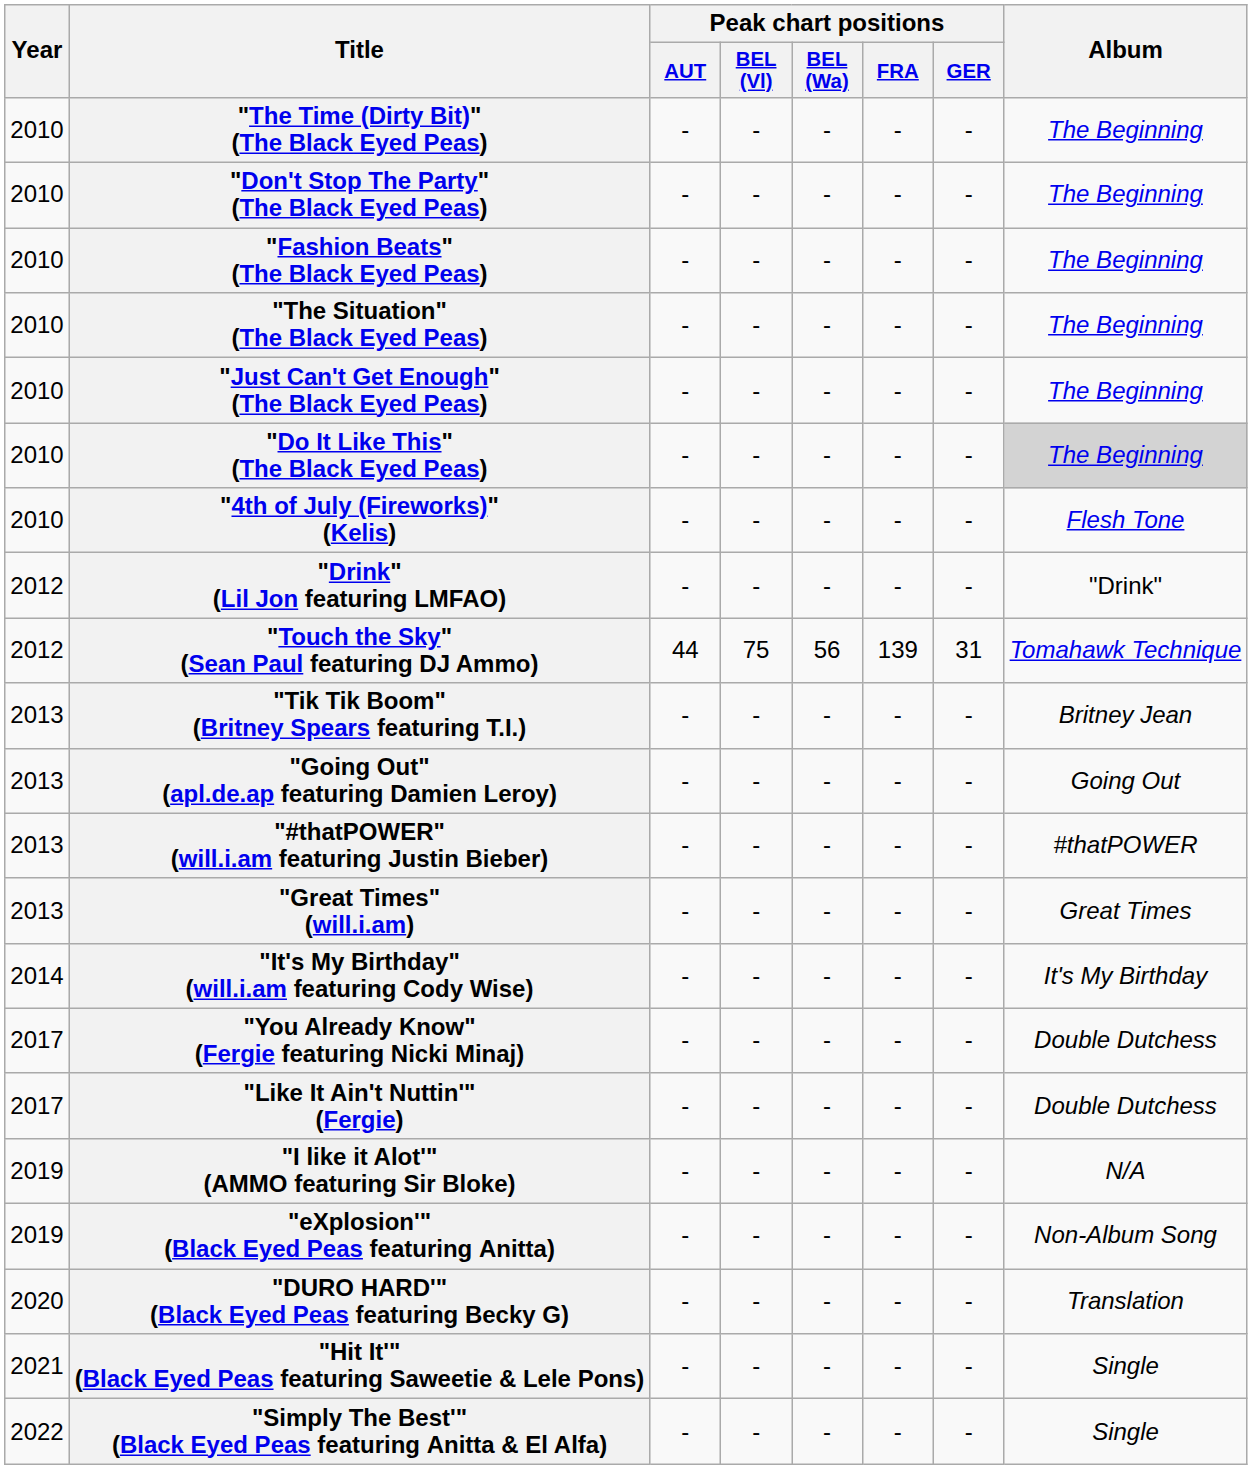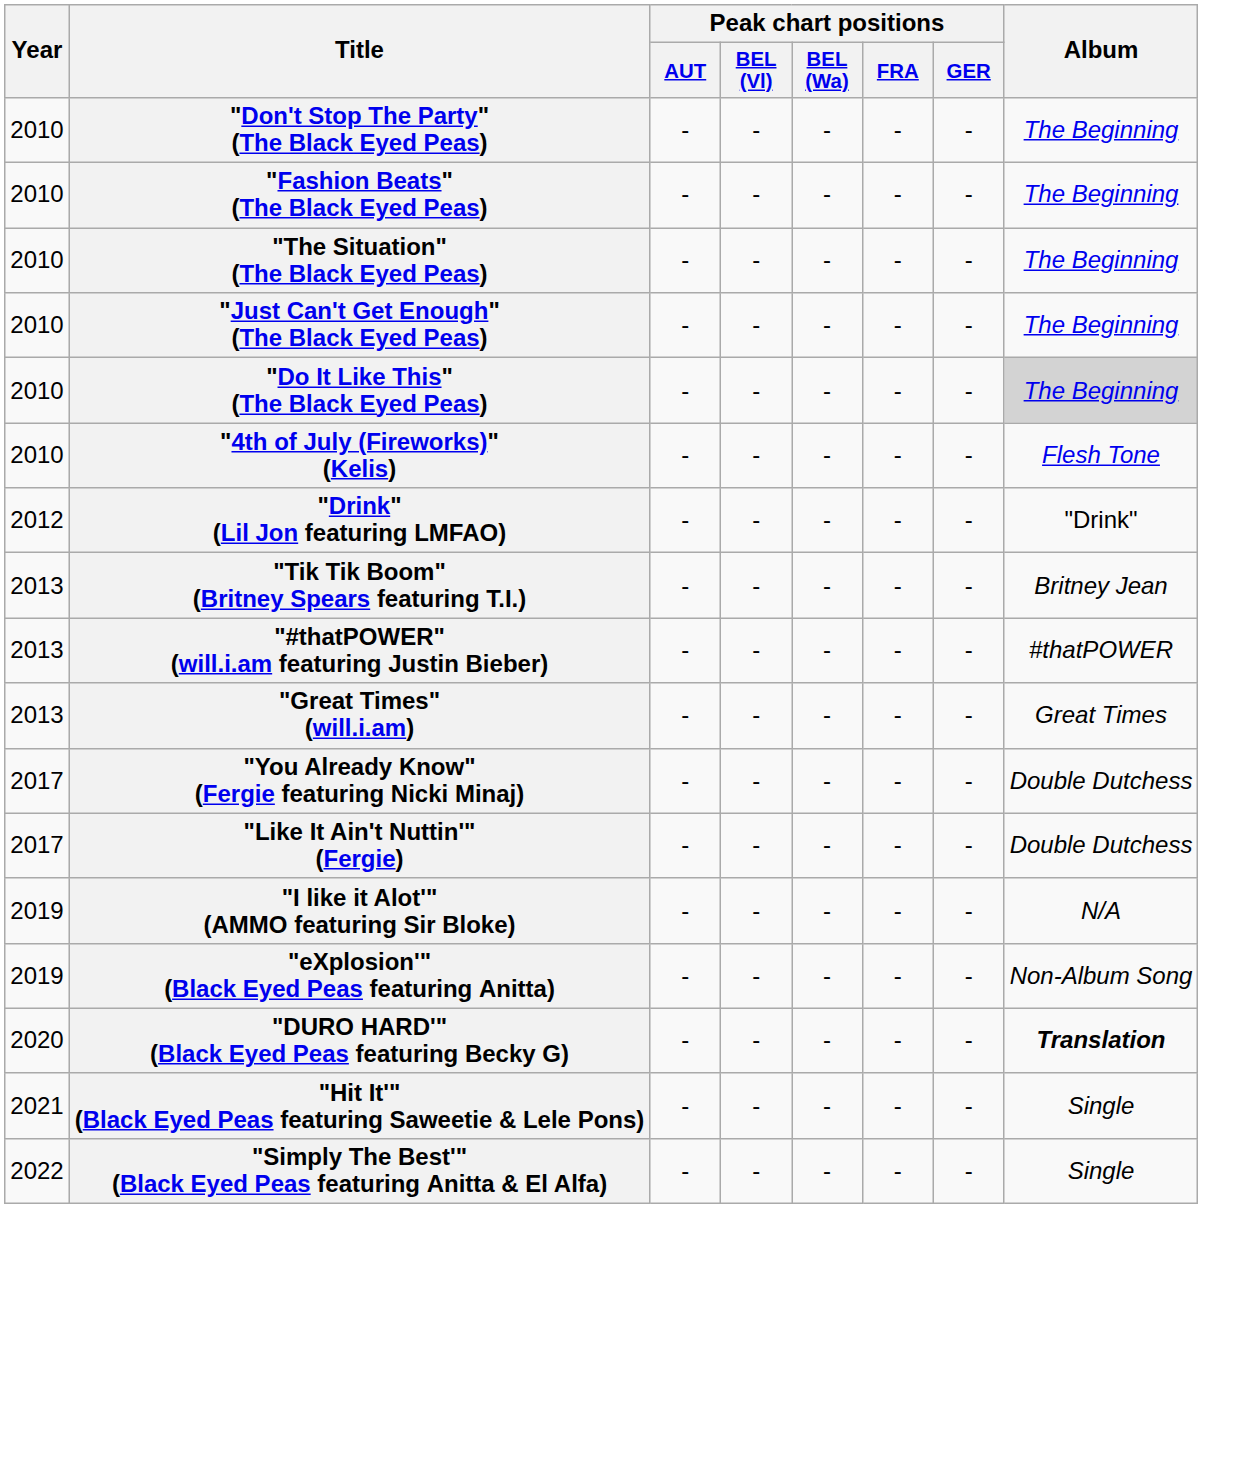- row: (360, 129)
- row: (360, 650)
- row: (360, 780)
- row: (360, 975)
(1125, 1300) normal -> (1101, 1040) bold
